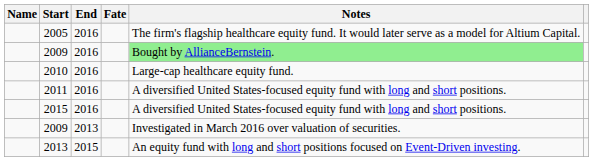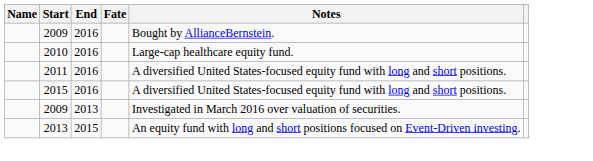- row: (56, 33)
(203, 52) lightgreen background -> (203, 33) no background
